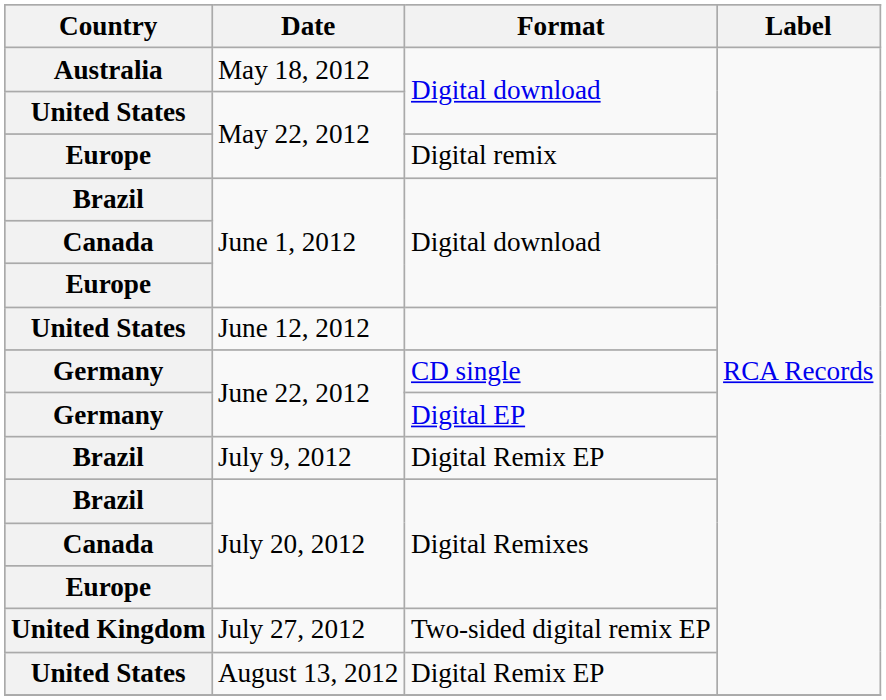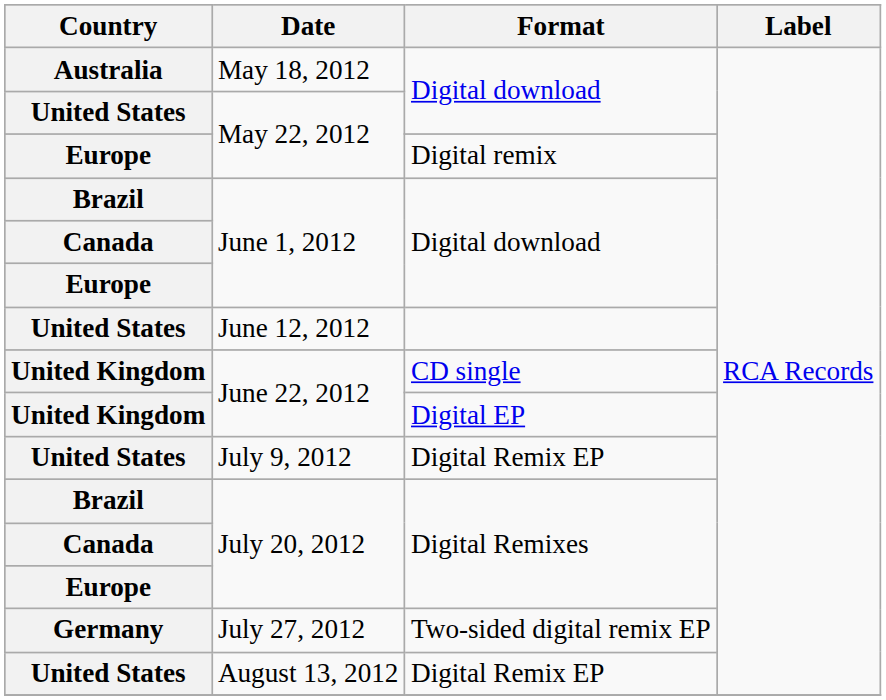(108, 371) Germany -> (108, 371) United Kingdom
(108, 414) Germany -> (108, 414) United Kingdom
(108, 457) Brazil -> (108, 457) United States
(108, 629) United Kingdom -> (108, 629) Germany
